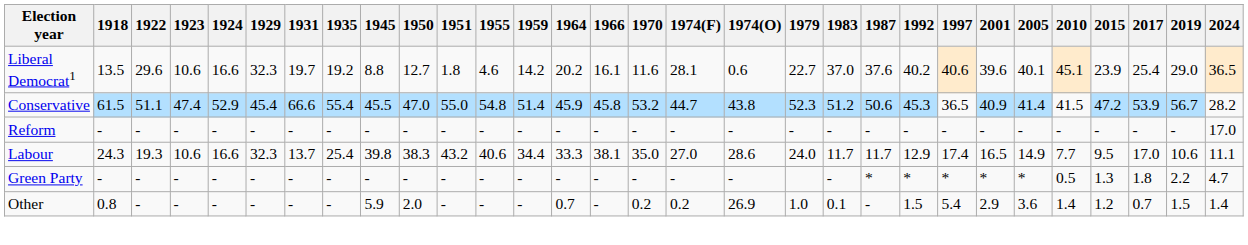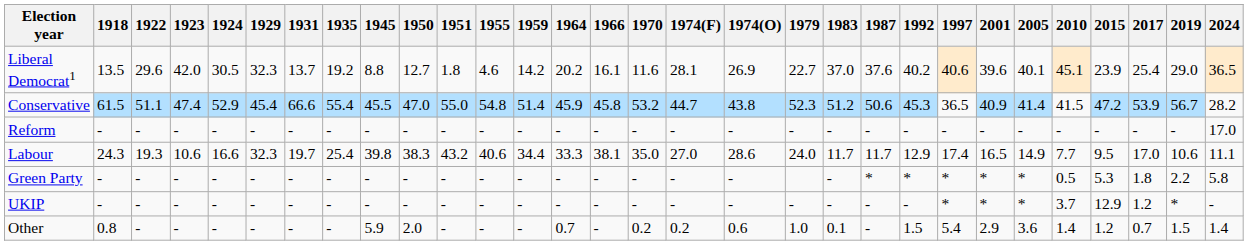(187, 69) 10.6 -> (187, 69) 42.0
(225, 69) 16.6 -> (225, 69) 30.5
(302, 69) 19.7 -> (302, 69) 13.7
(738, 69) 0.6 -> (742, 69) 26.9
(302, 154) 13.7 -> (302, 154) 19.7
(1104, 178) 1.3 -> (1104, 178) 5.3
(1218, 178) 4.7 -> (1218, 178) 5.8
+ row: (26, 203)
(742, 203) 26.9 -> (738, 228) 0.6
